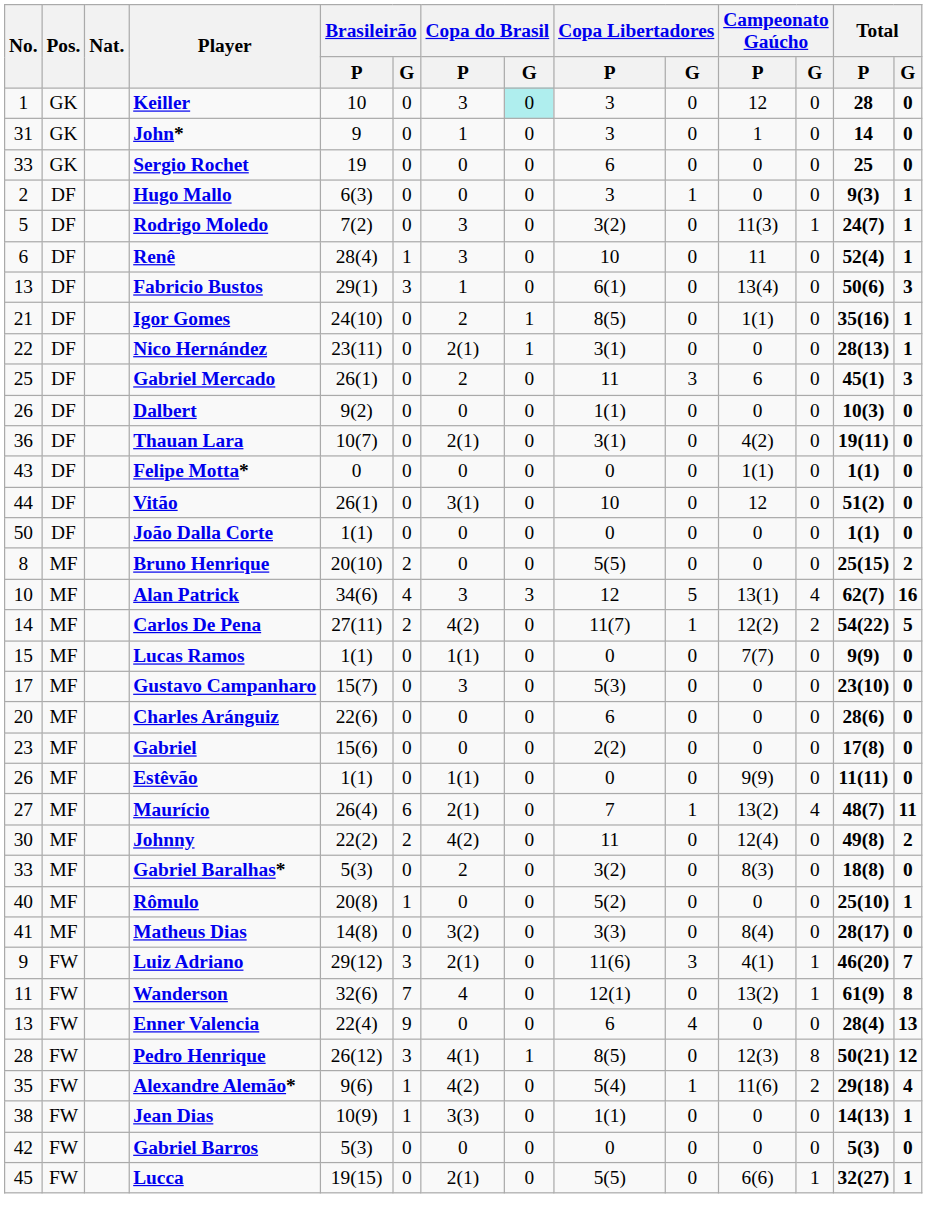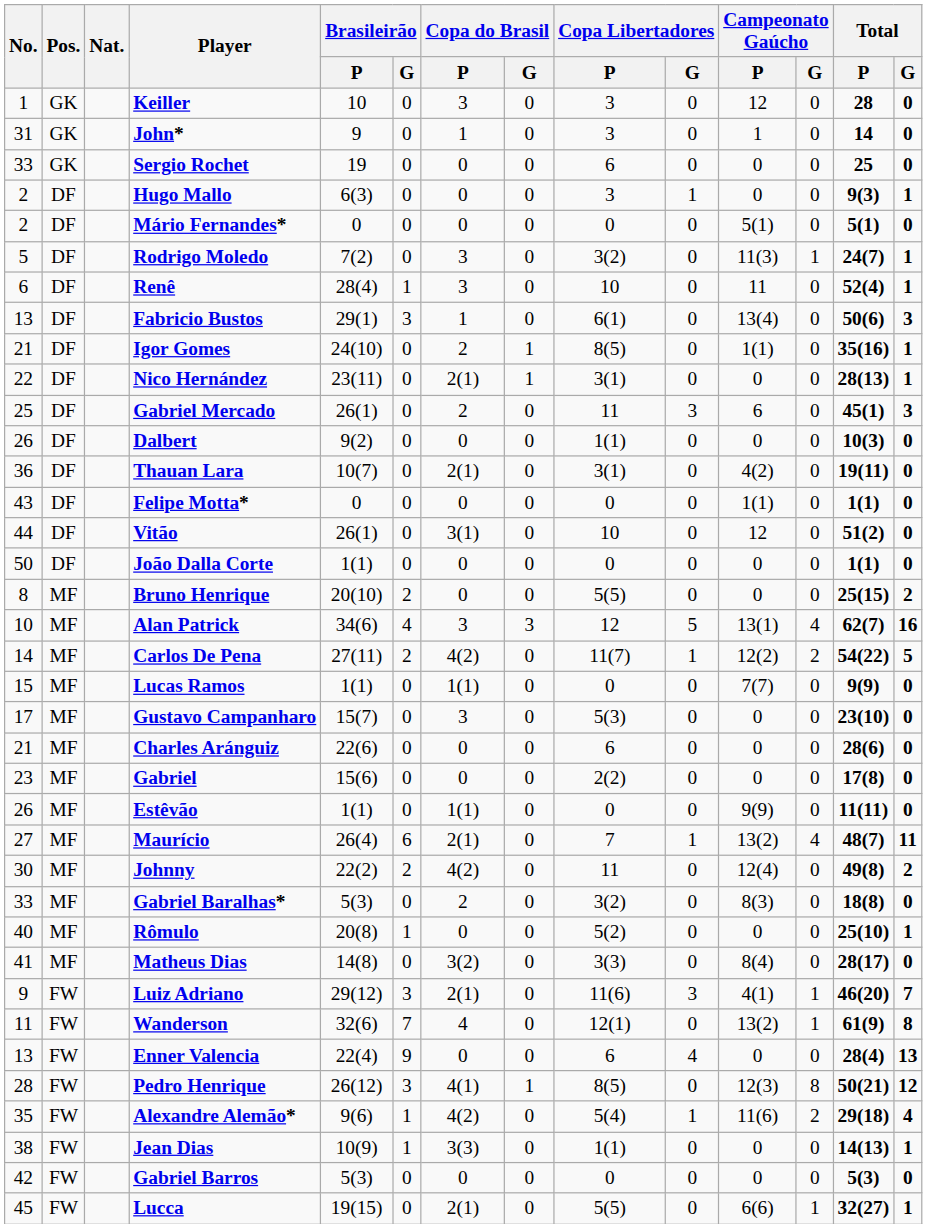(529, 103) paleturquoise background -> (529, 103) no background
+ row: (210, 225)
(23, 717) 20 -> (23, 747) 21
